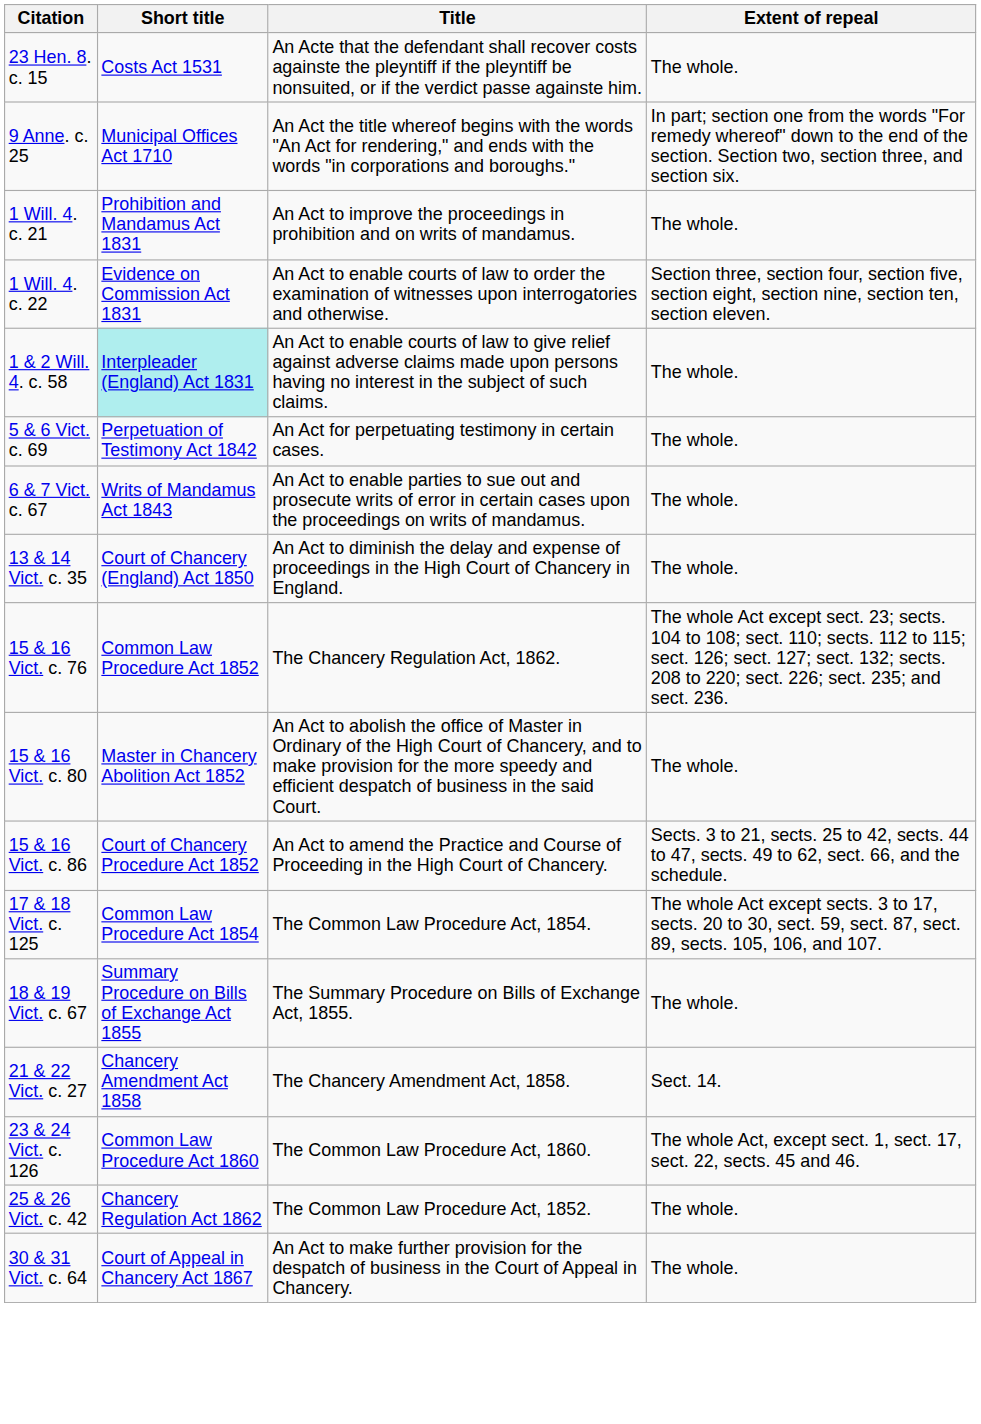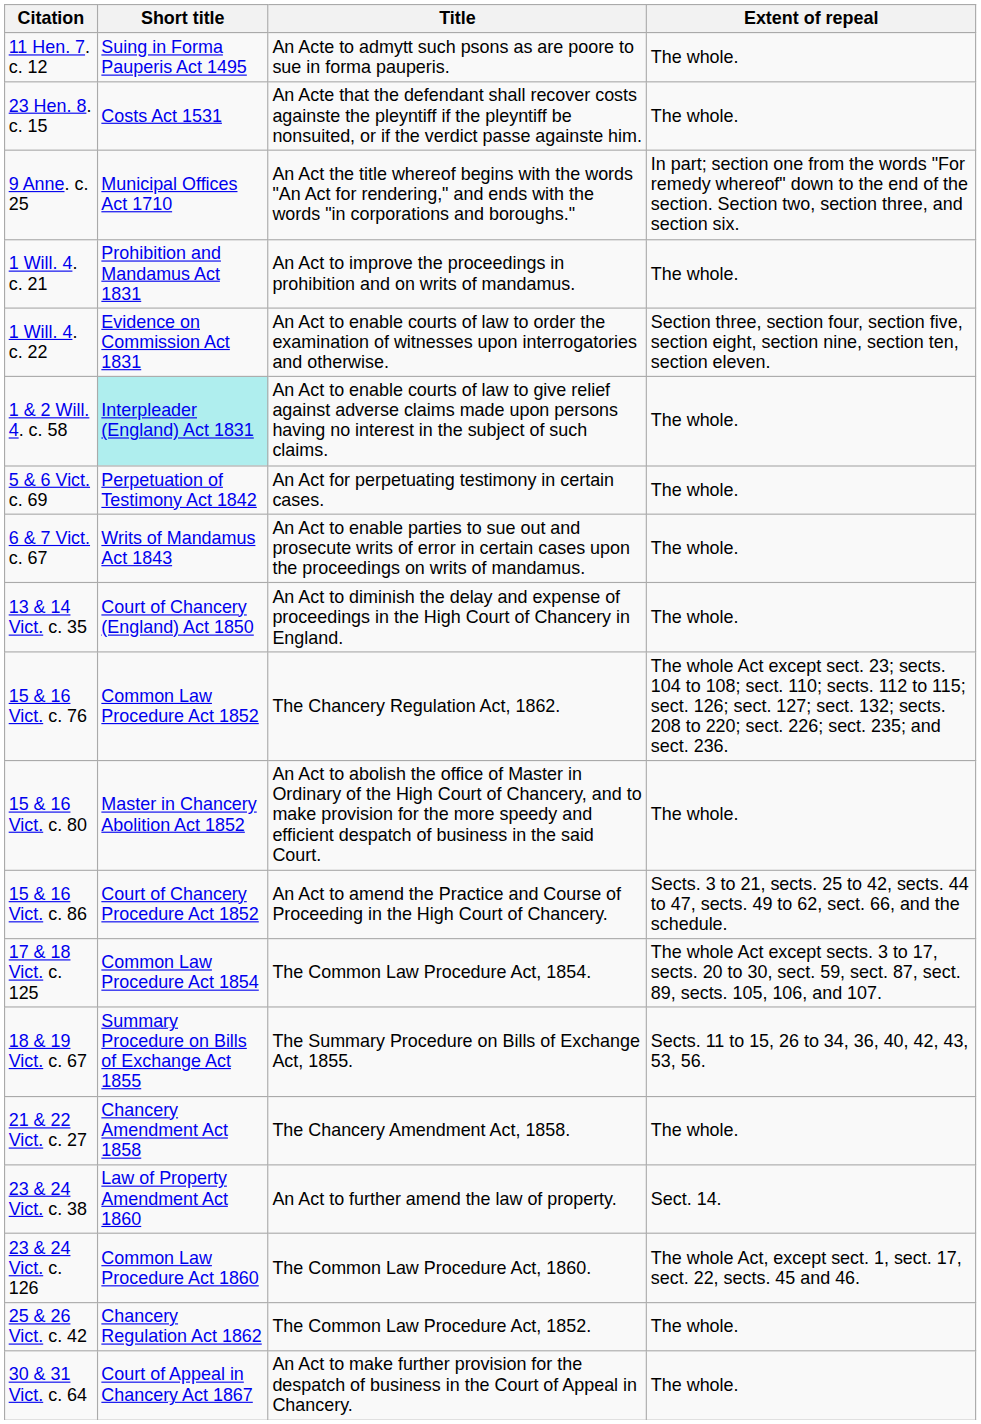+ row: (49, 57)
(695, 1003) The whole. -> (810, 1051) Sects. 11 to 15, 26 to 34, 36, 40, 42, 43, 53, 56.
(686, 1081) Sect. 14. -> (695, 1130) The whole.
+ row: (48, 1199)
